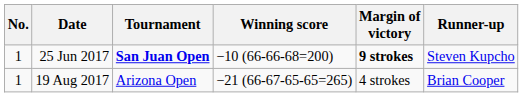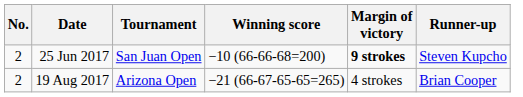(18, 56) 1 -> (18, 56) 2
(163, 56) bold -> (159, 56) normal
(18, 80) 1 -> (18, 80) 2
